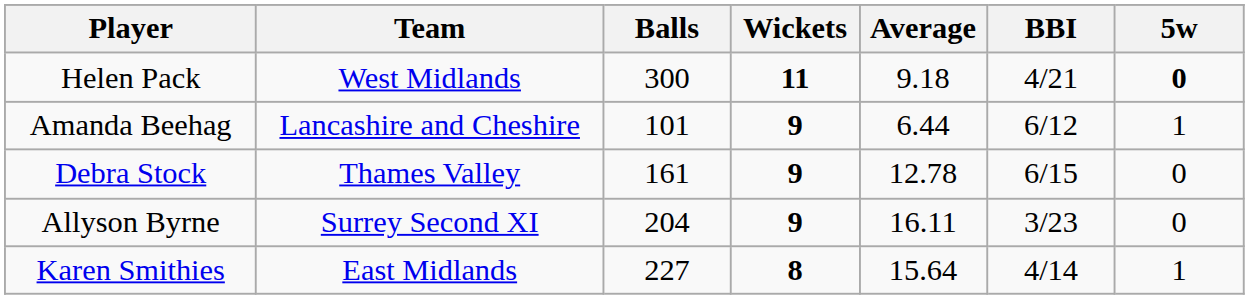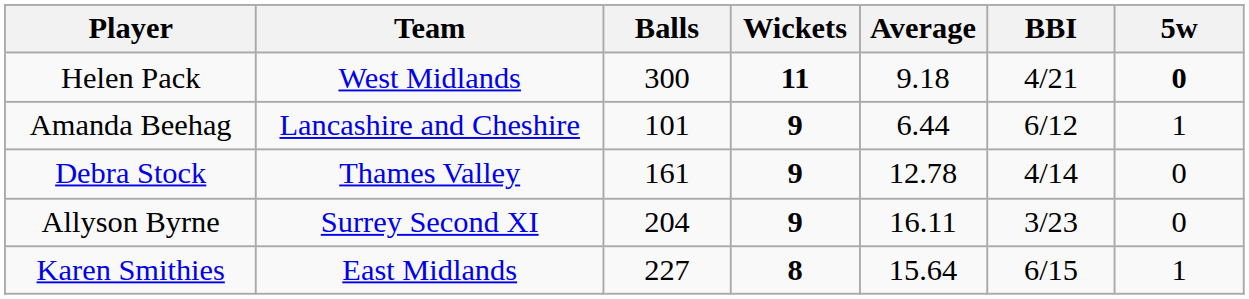(1051, 173) 6/15 -> (1051, 173) 4/14
(1051, 269) 4/14 -> (1051, 269) 6/15
